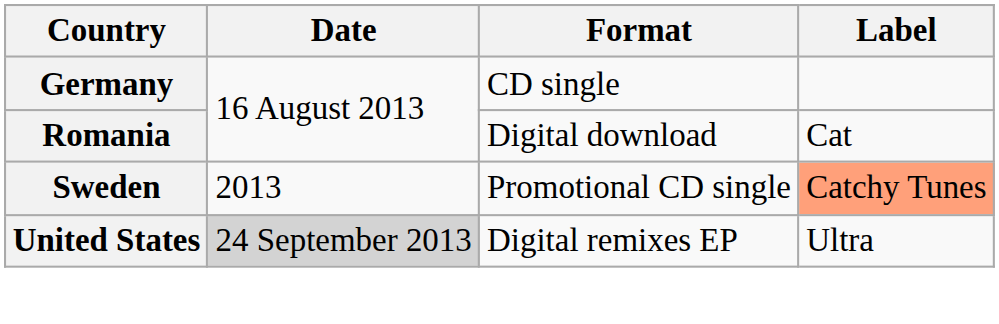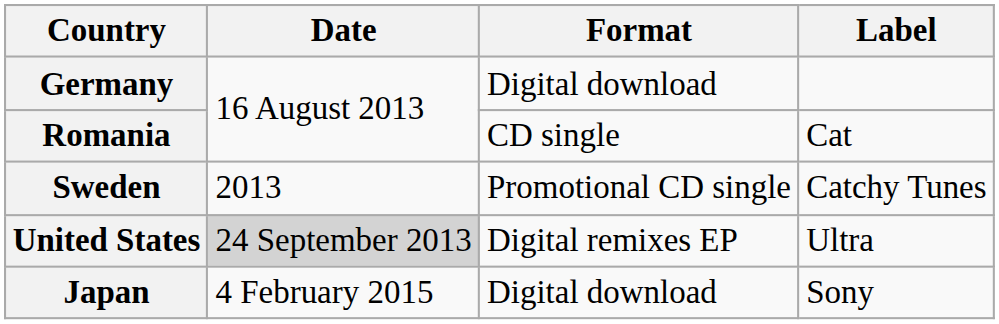(553, 82) CD single -> (602, 82) Digital download
(602, 135) Digital download -> (553, 135) CD single
(896, 187) lightsalmon background -> (896, 187) no background
+ row: (106, 291)
